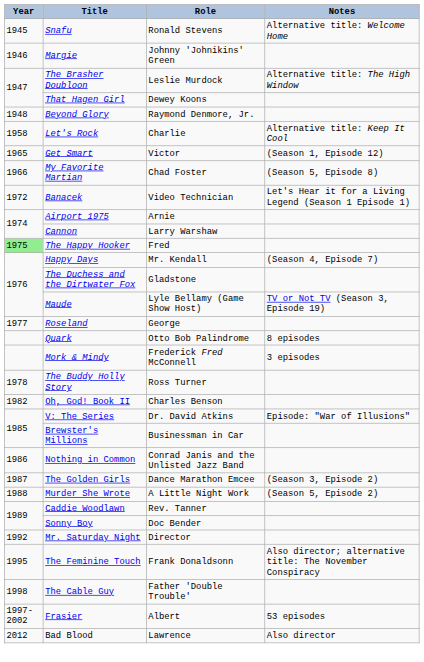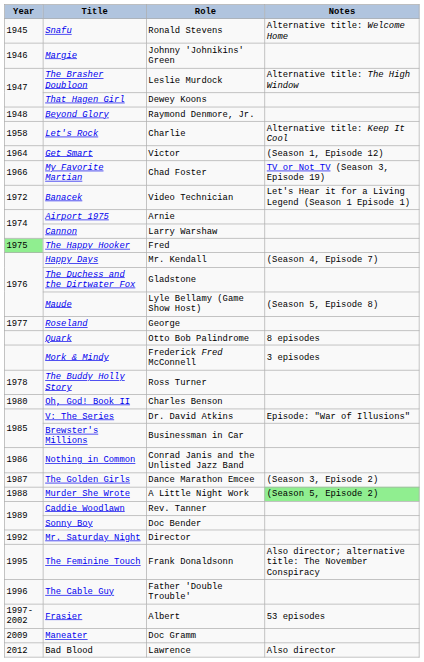(17, 153) 1965 -> (17, 153) 1964
(323, 173) (Season 5, Episode 8) -> (328, 173) TV or Not TV (Season 3, Episode 19)
(328, 304) TV or Not TV (Season 3, Episode 19) -> (323, 304) (Season 5, Episode 8)
(17, 402) 1982 -> (17, 402) 1980
(323, 494) no background -> (323, 494) lightgreen background
(17, 592) 1998 -> (17, 592) 1996
+ row: (66, 636)
